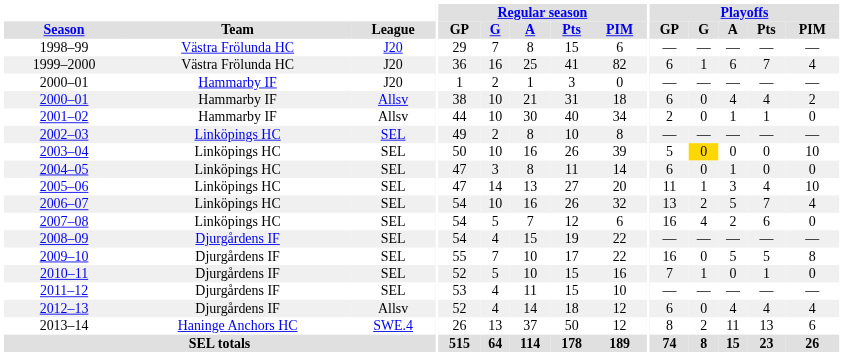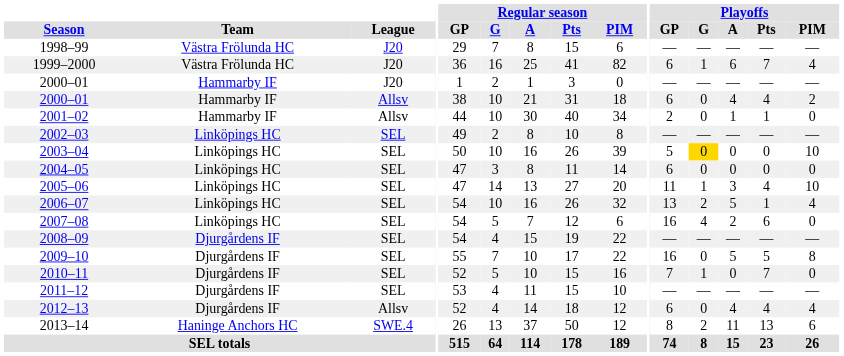(733, 169) 1 -> (733, 169) 0
(766, 204) 7 -> (766, 204) 1
(766, 273) 1 -> (766, 273) 7
